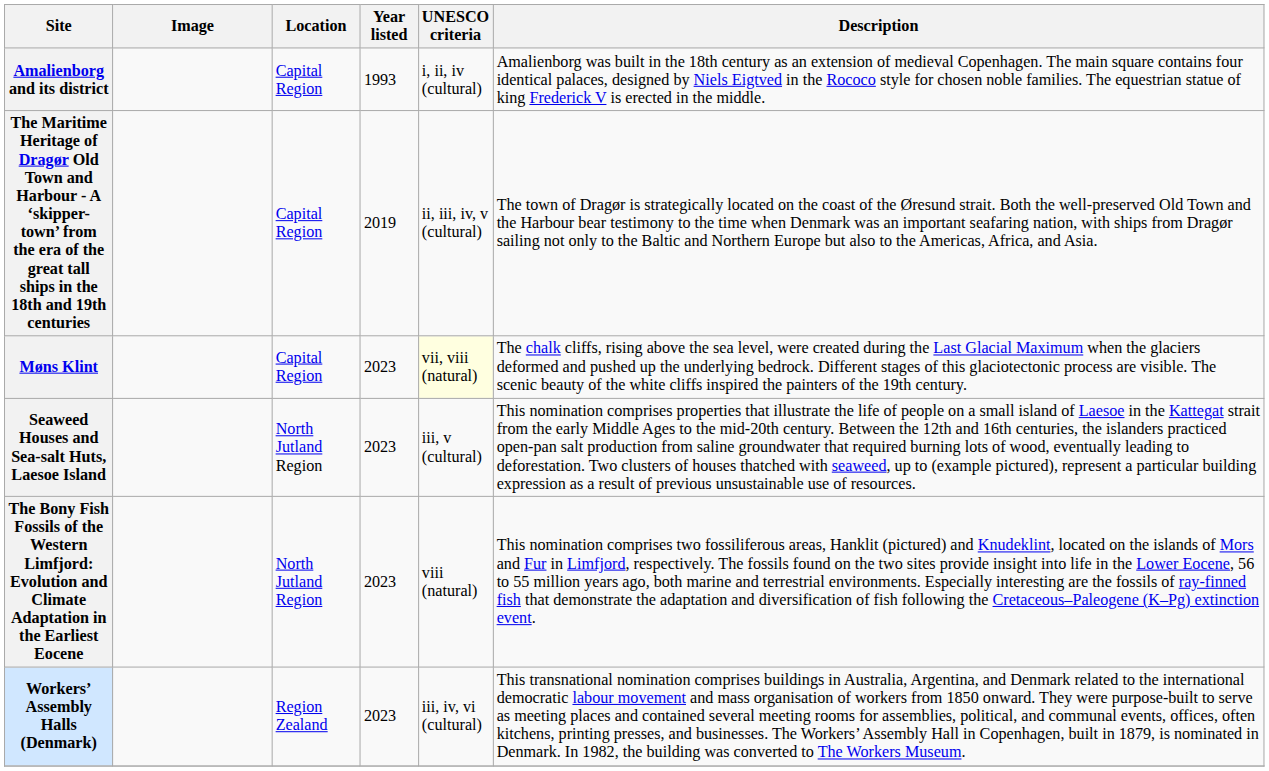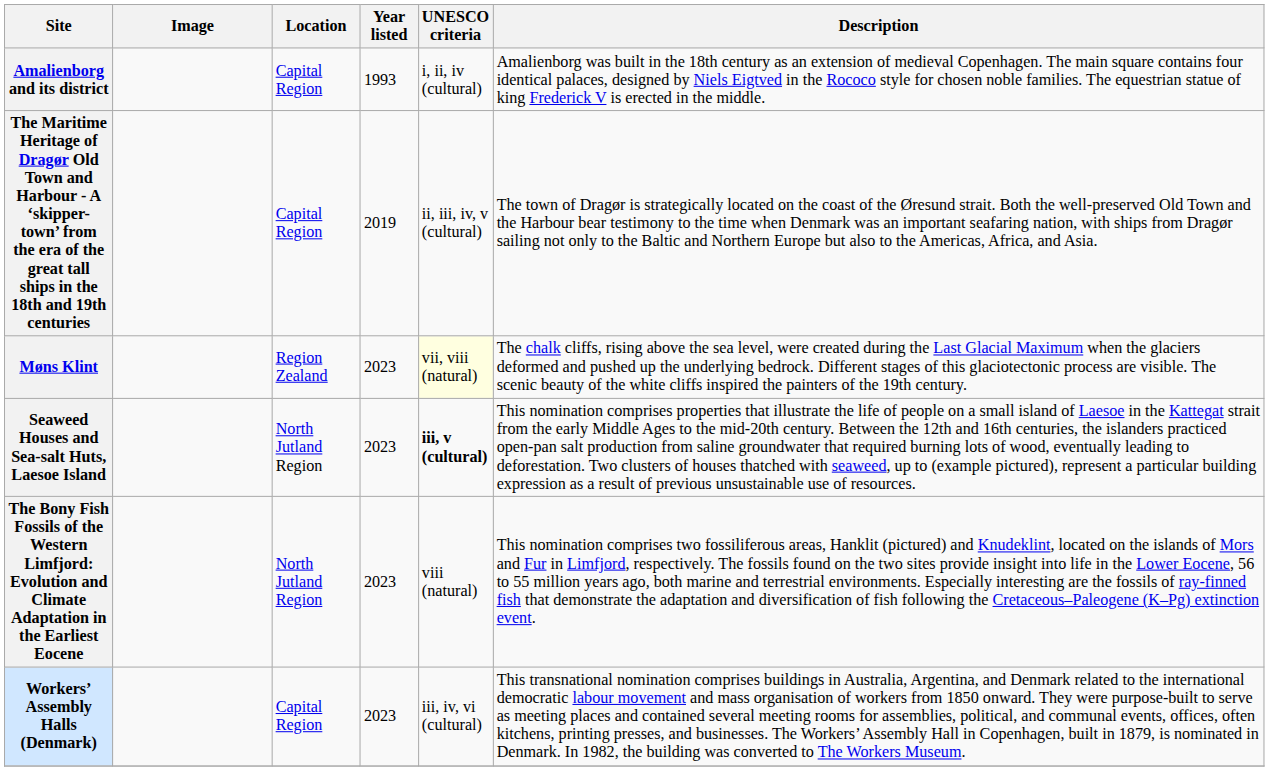(299, 366) Capital Region -> (302, 366) Region Zealand
(452, 447) normal -> (455, 447) bold
(302, 716) Region Zealand -> (299, 716) Capital Region
